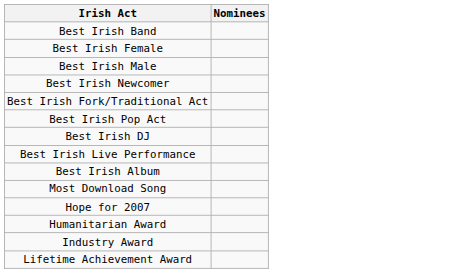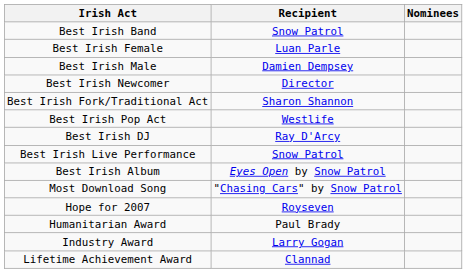+ column: (308, 13)
